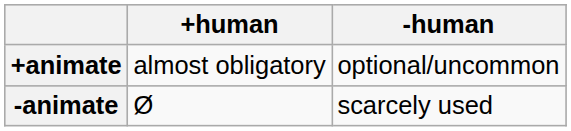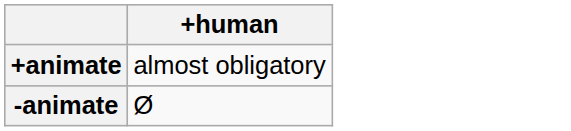- column: (448, 24)
